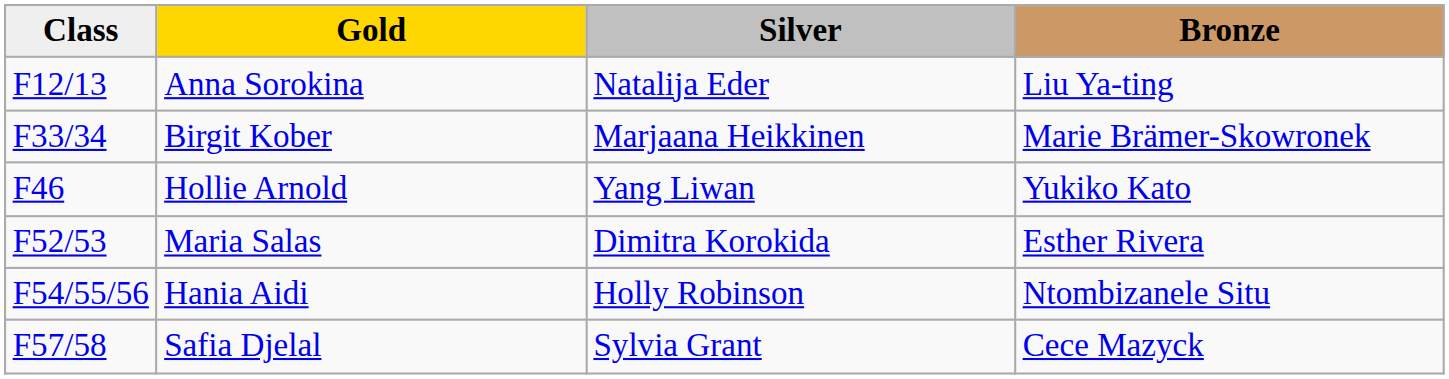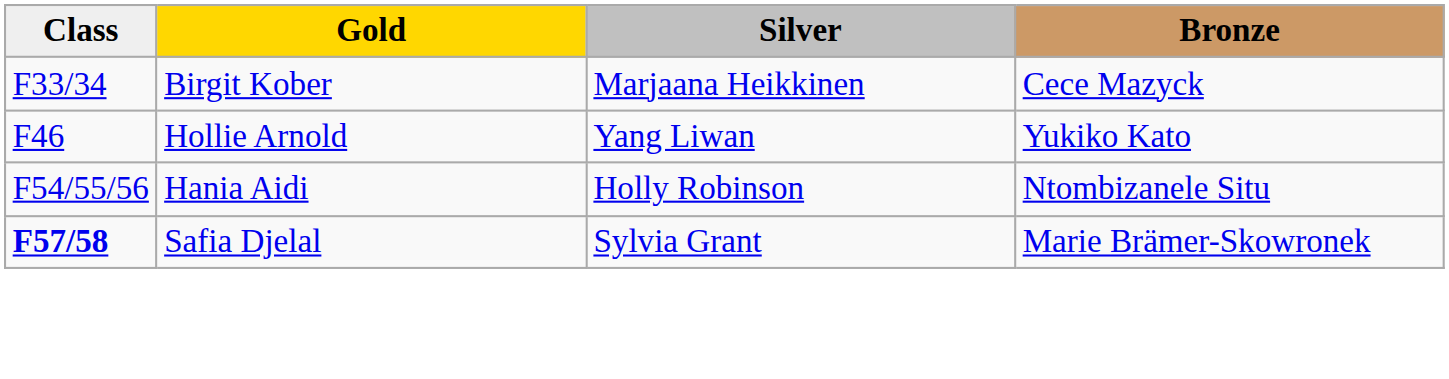- row: (264, 83)
(1197, 135) Marie Brämer-Skowronek -> (1113, 83) Cece Mazyck
- row: (243, 240)
(60, 345) normal -> (61, 240) bold
(1113, 345) Cece Mazyck -> (1197, 240) Marie Brämer-Skowronek
